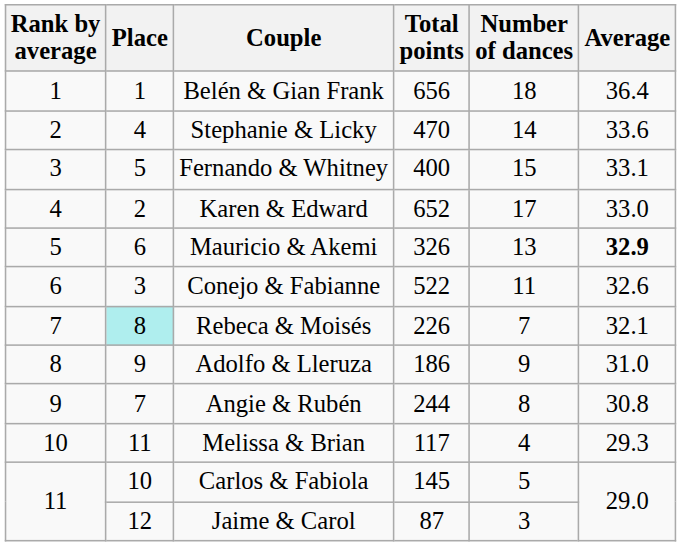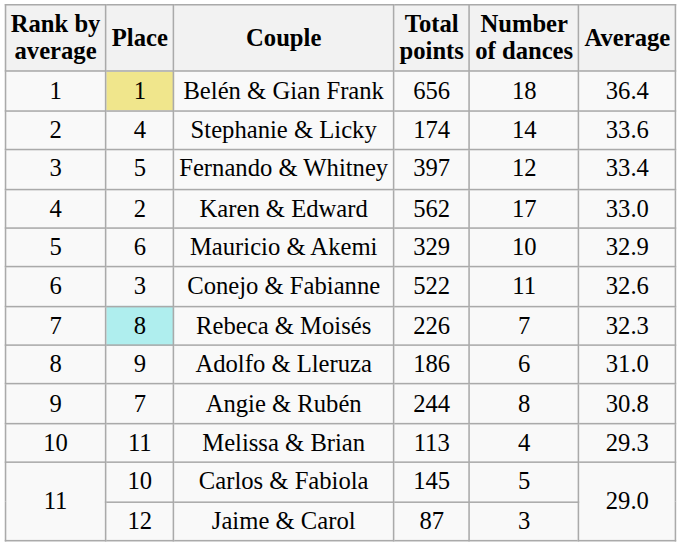(140, 90) no background -> (140, 90) khaki background
(432, 129) 470 -> (432, 129) 174
(432, 168) 400 -> (432, 168) 397
(524, 168) 15 -> (524, 168) 12
(627, 168) 33.1 -> (627, 168) 33.4
(432, 208) 652 -> (432, 208) 562
(432, 247) 326 -> (432, 247) 329
(524, 247) 13 -> (524, 247) 10
(627, 247) bold -> (627, 247) normal
(627, 325) 32.1 -> (627, 325) 32.3
(524, 364) 9 -> (524, 364) 6
(432, 442) 117 -> (432, 442) 113
